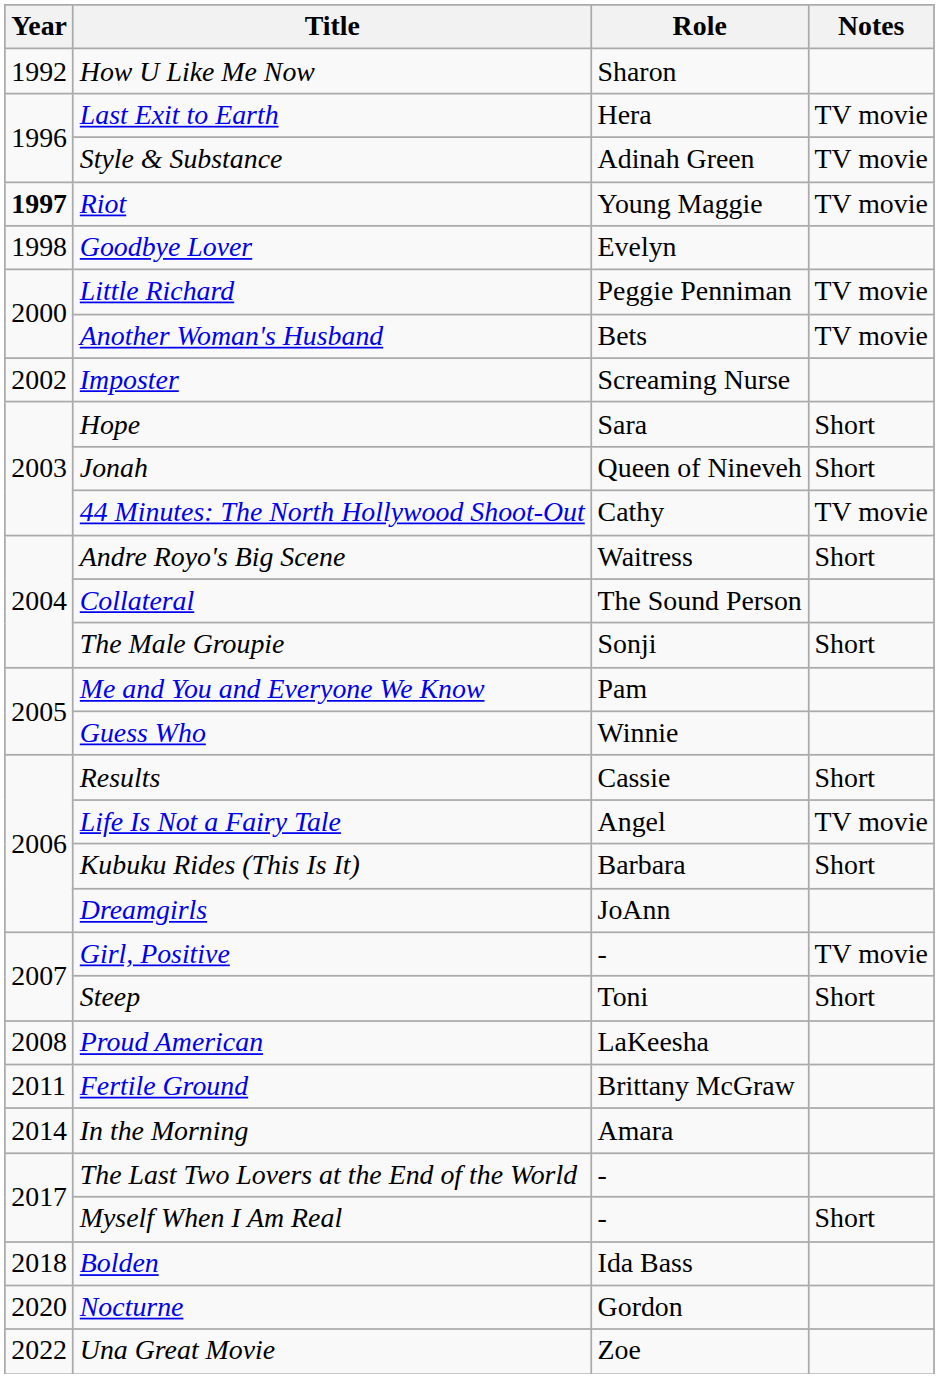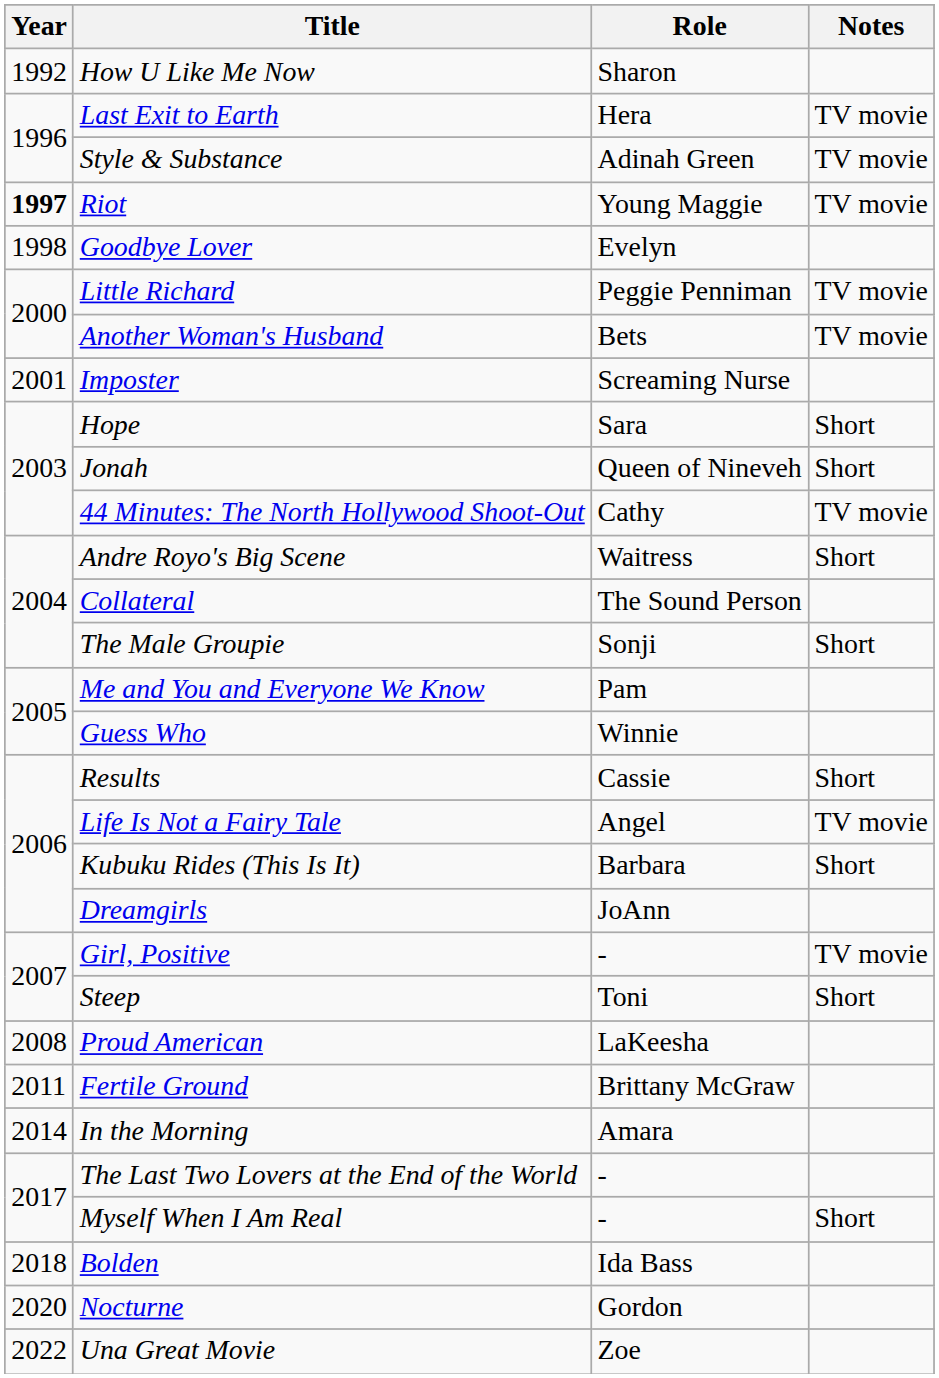(39, 379) 2002 -> (39, 379) 2001
